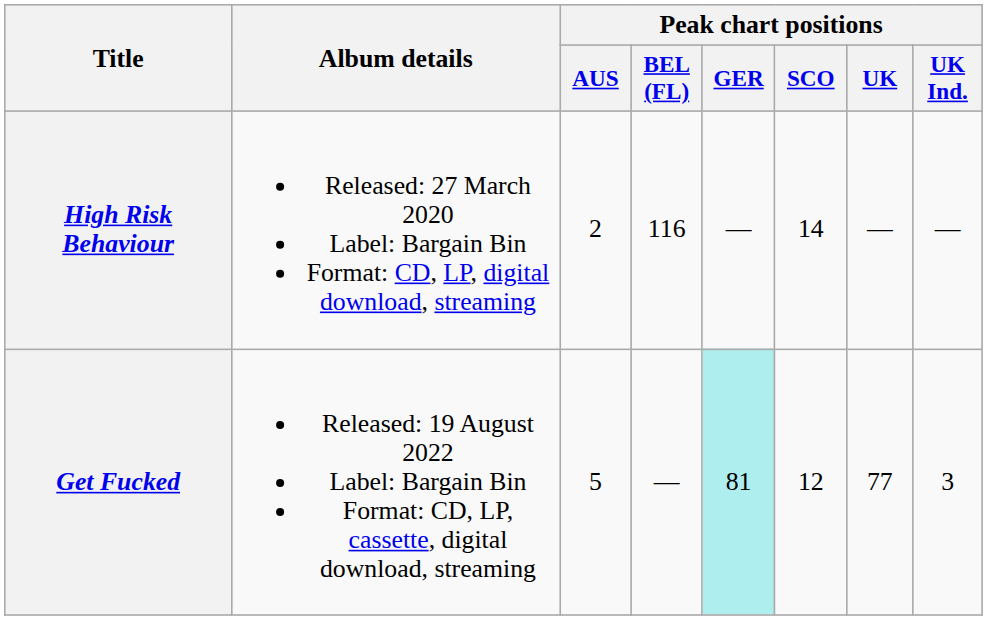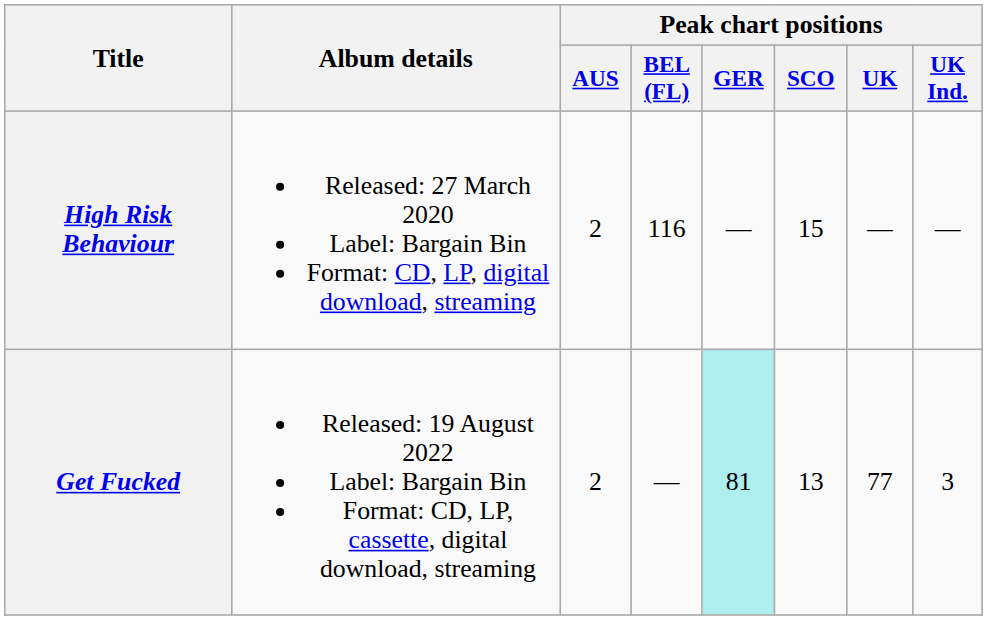(811, 229) 14 -> (811, 229) 15
(596, 481) 5 -> (596, 481) 2
(811, 481) 12 -> (811, 481) 13
